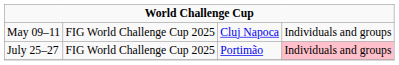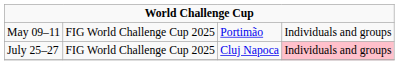(250, 32) Cluj Napoca -> (242, 32) Portimão
(242, 50) Portimão -> (250, 50) Cluj Napoca
